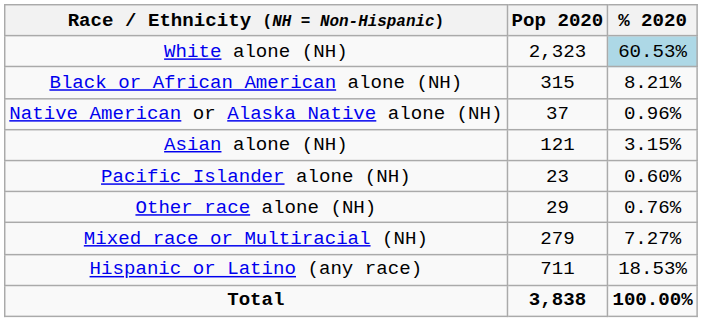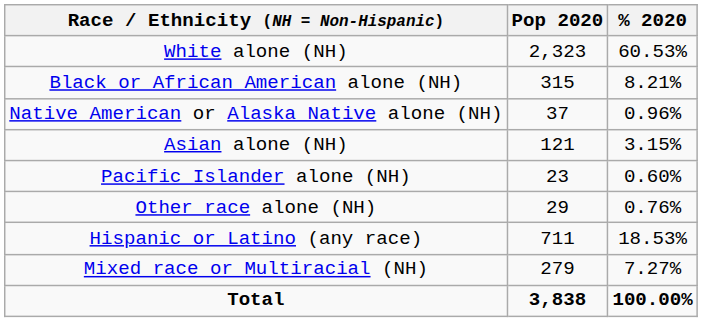(653, 51) lightblue background -> (653, 51) no background
rows swapped: (256, 238) <-> (256, 269)
